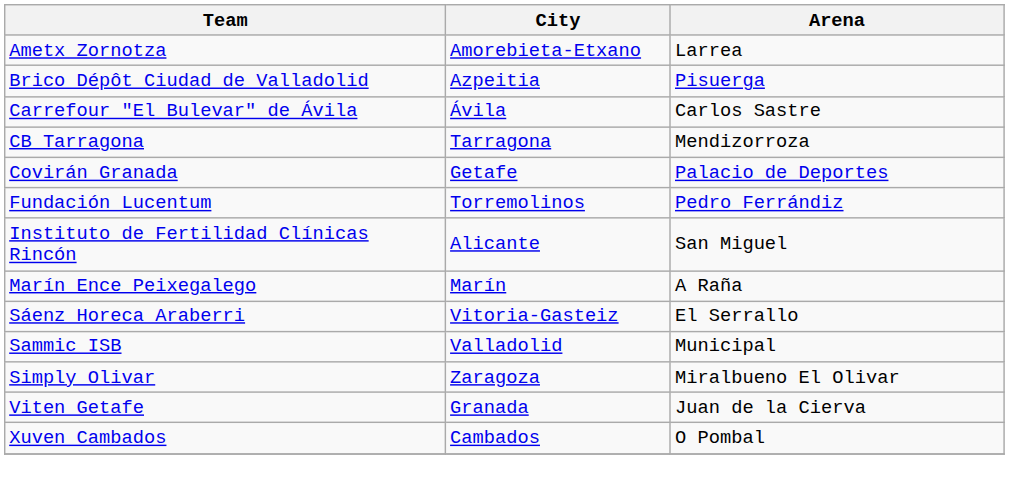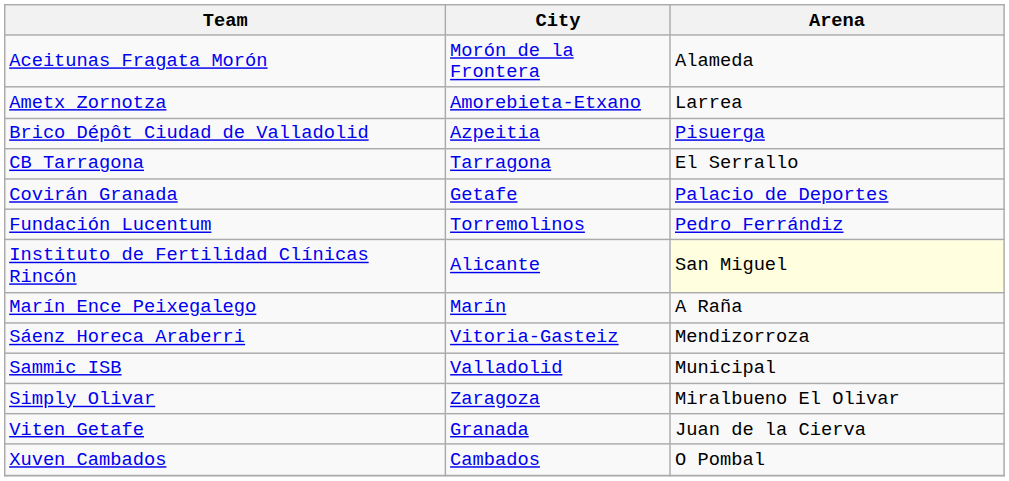+ row: (138, 61)
- row: (183, 112)
(742, 142) Mendizorroza -> (737, 164) El Serrallo
(731, 244) no background -> (731, 266) lightyellow background
(737, 316) El Serrallo -> (742, 338) Mendizorroza
